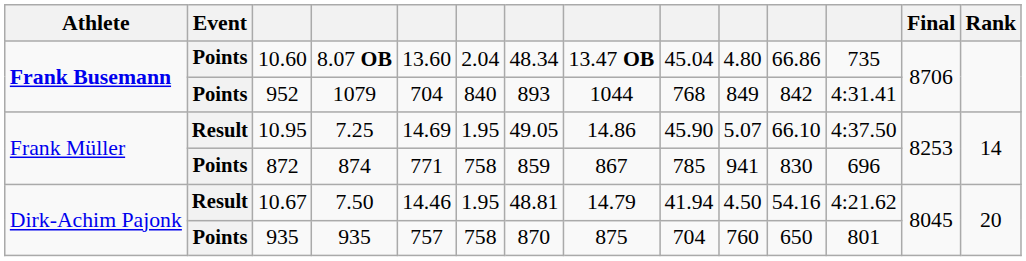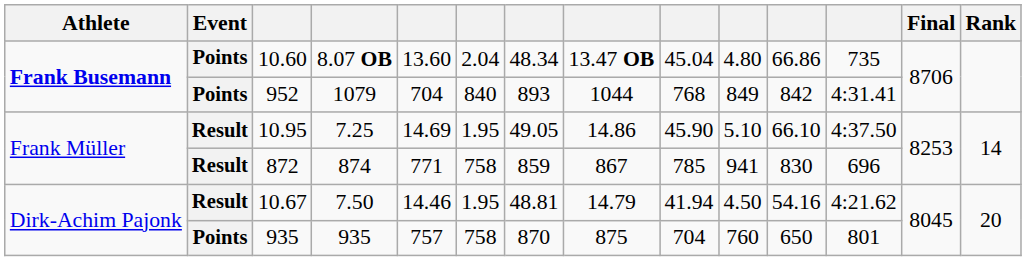(743, 130) 5.07 -> (743, 130) 5.10
(220, 166) Points -> (220, 166) Result
